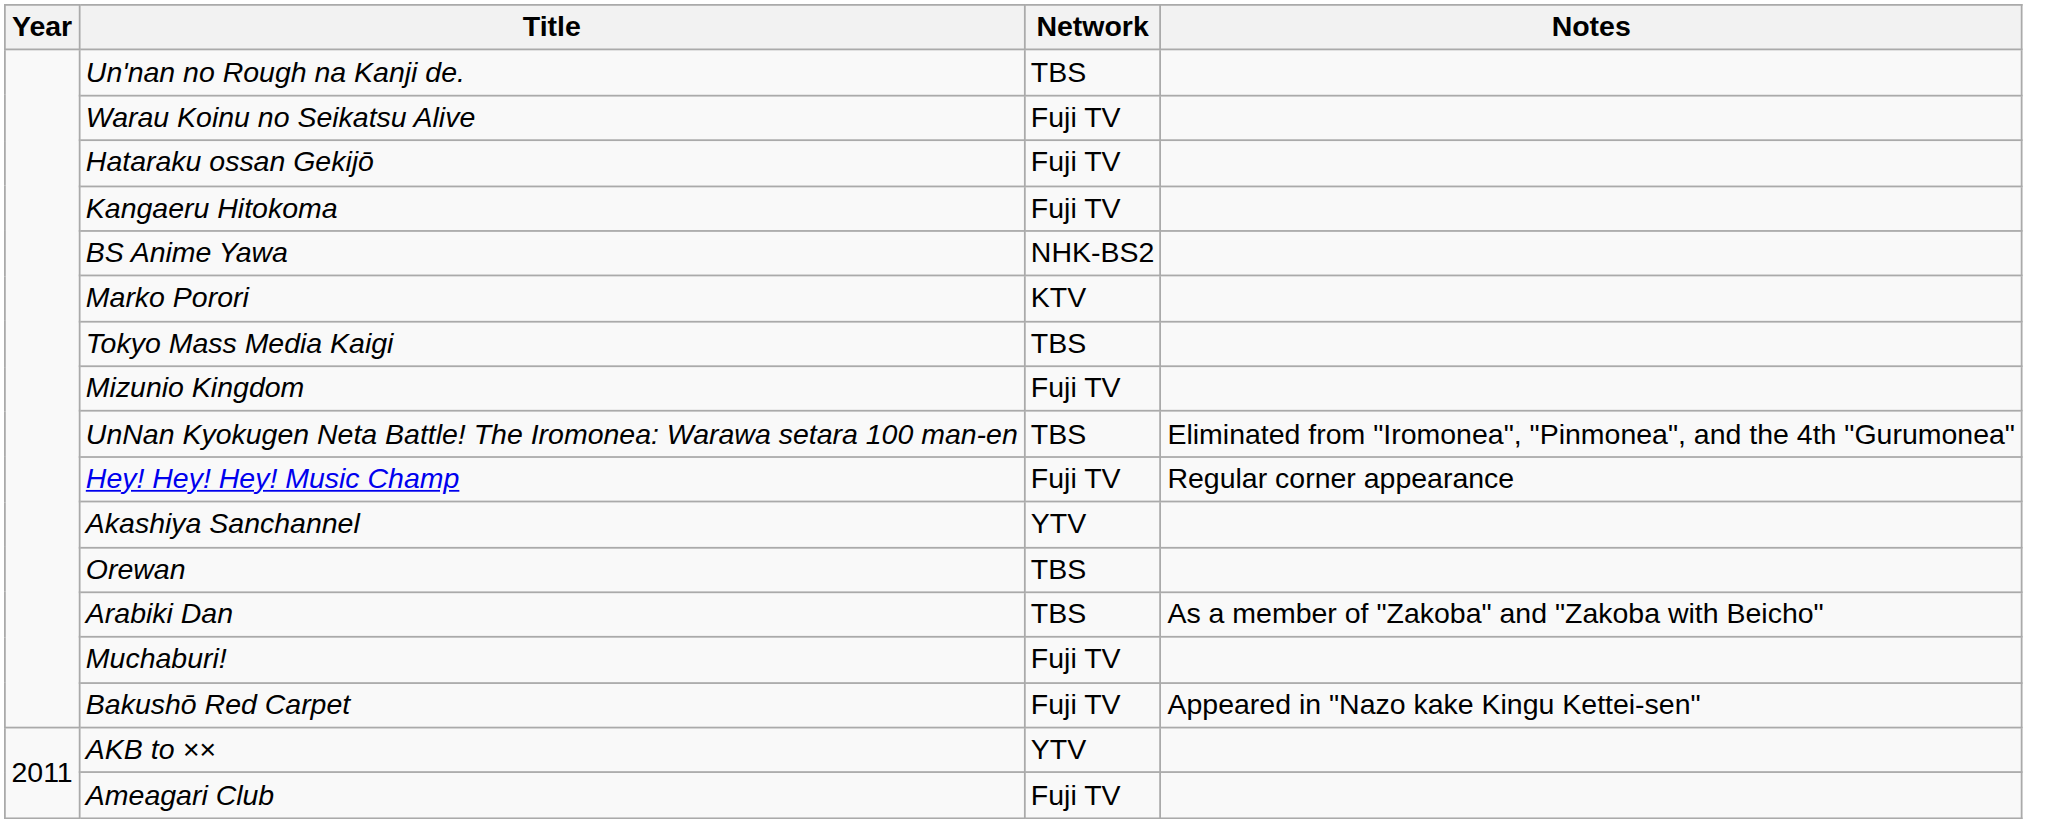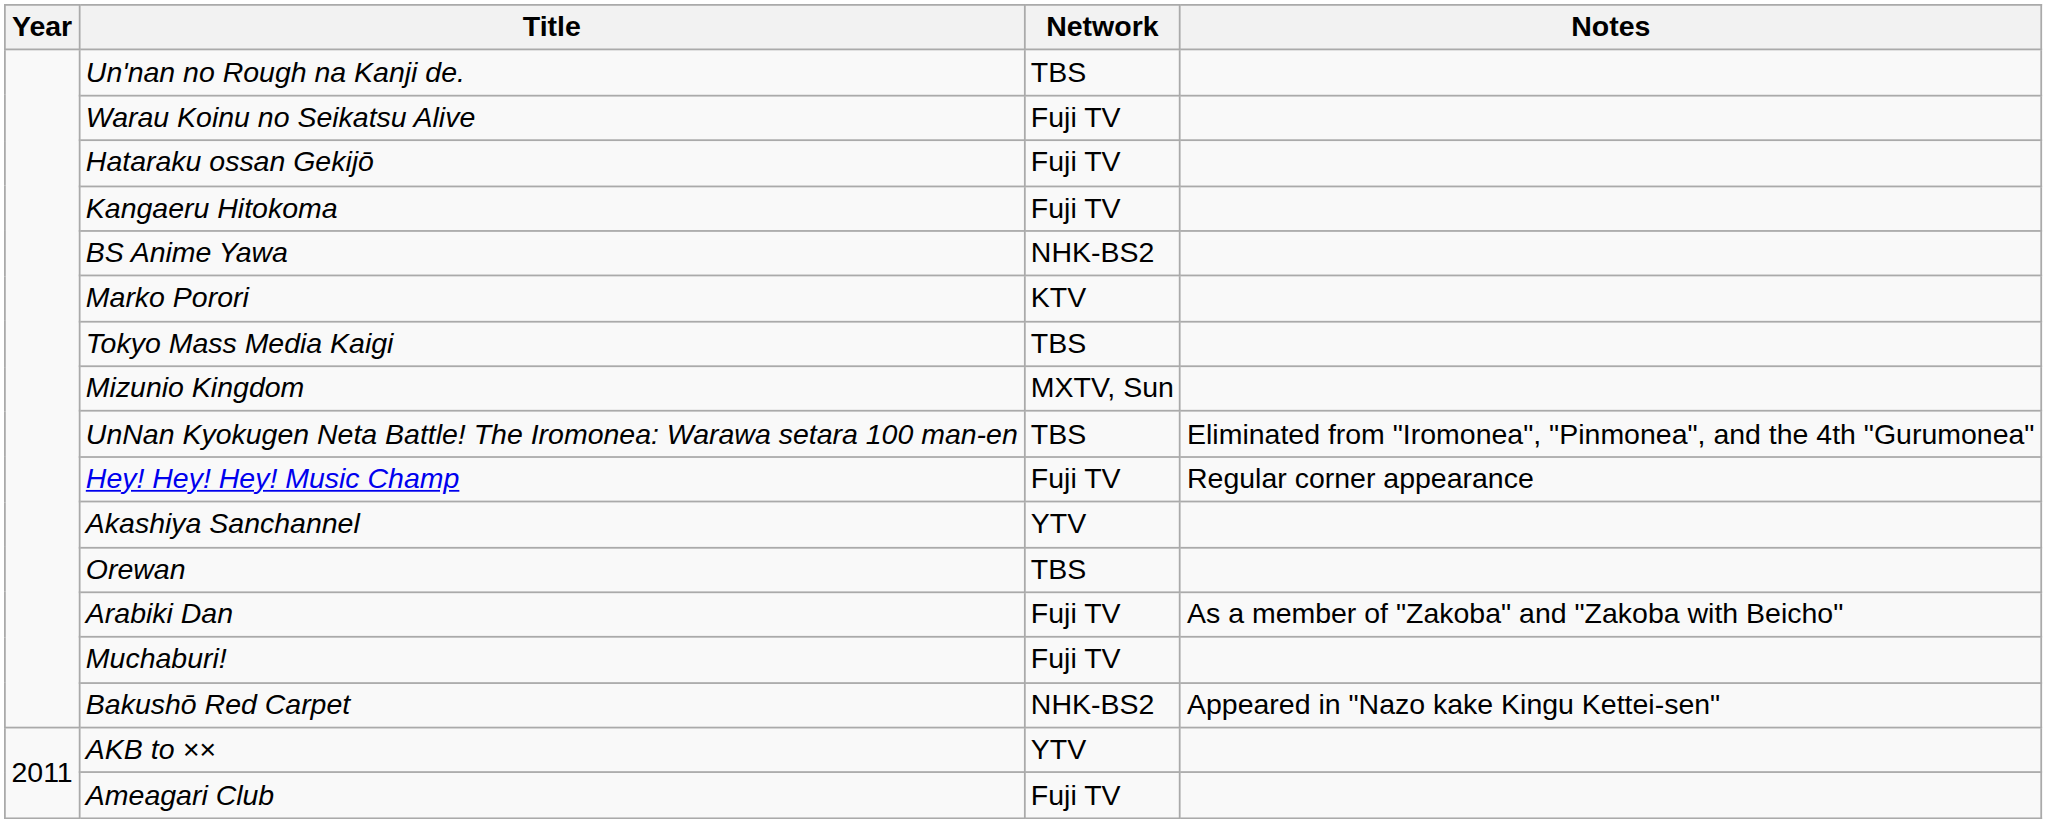(1076, 388) Fuji TV -> (1102, 388) MXTV, Sun
(1059, 614) TBS -> (1076, 614) Fuji TV
(1076, 704) Fuji TV -> (1093, 704) NHK-BS2
